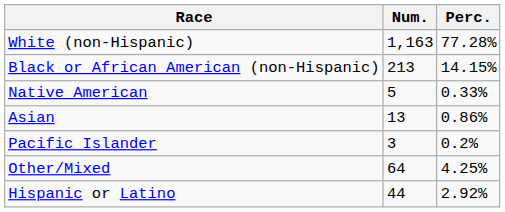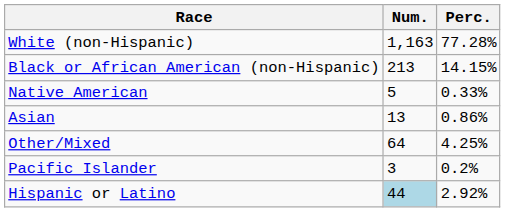rows swapped: (83, 143) <-> (59, 168)
(396, 194) no background -> (396, 194) lightblue background
